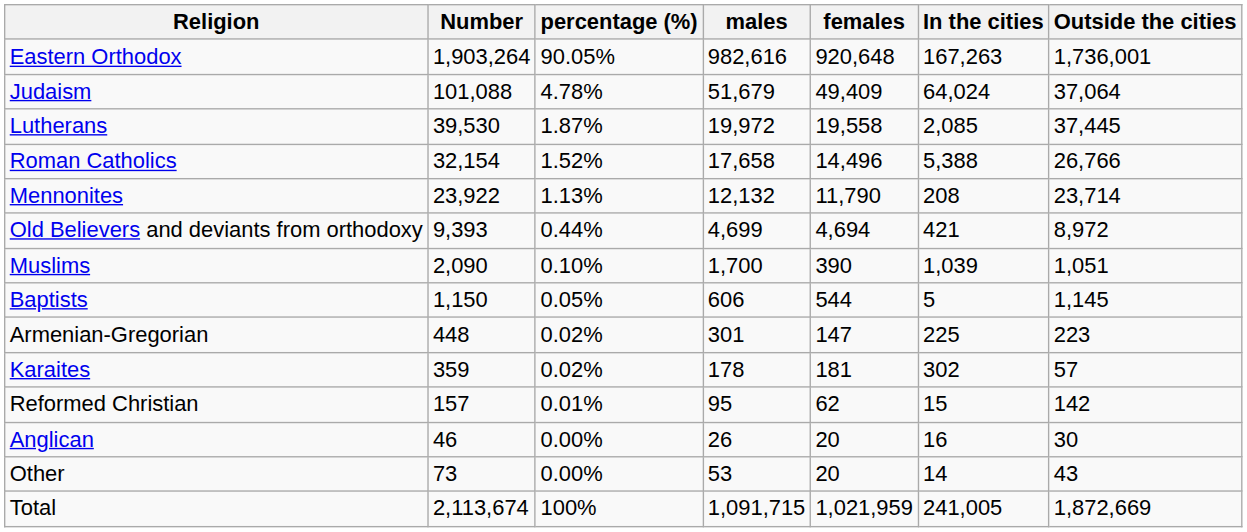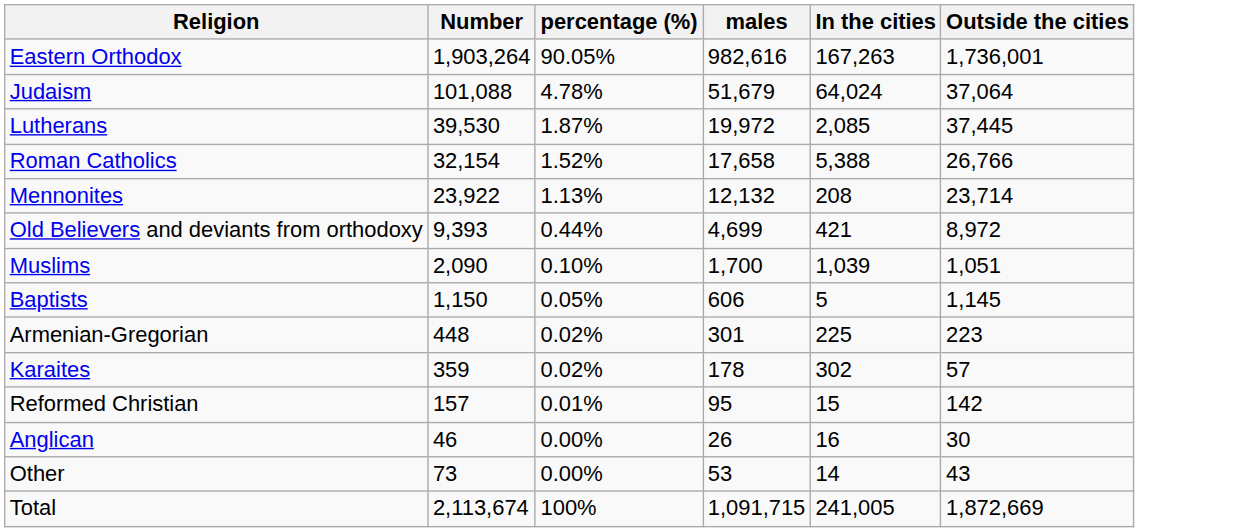- column: (864, 21)
